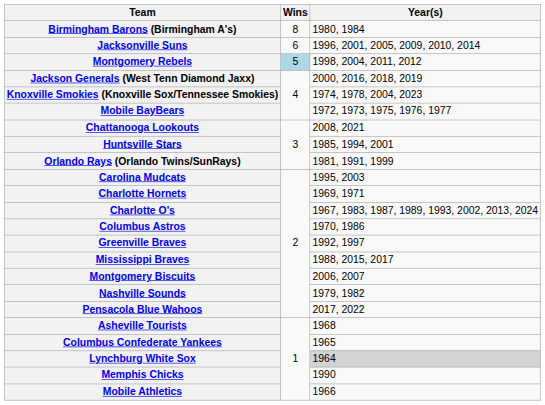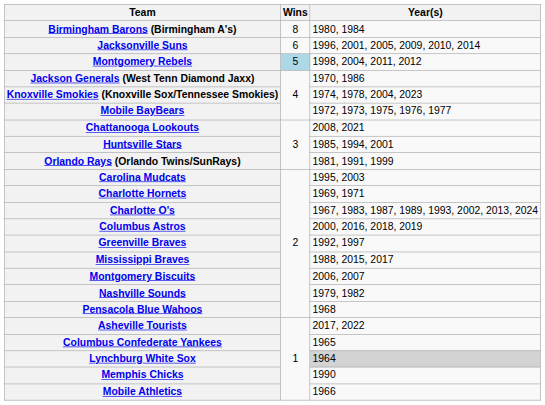(367, 78) 2000, 2016, 2018, 2019 -> (339, 78) 1970, 1986
(339, 227) 1970, 1986 -> (367, 227) 2000, 2016, 2018, 2019
(339, 309) 2017, 2022 -> (324, 309) 1968
(324, 326) 1968 -> (339, 326) 2017, 2022
